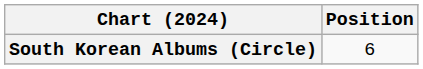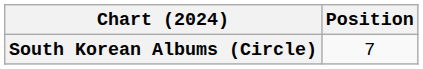(370, 50) 6 -> (370, 50) 7
